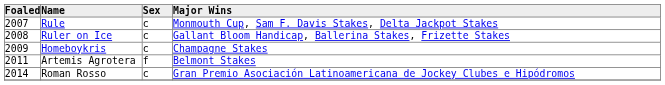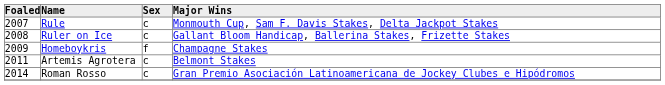(146, 49) c -> (146, 49) f
(146, 61) f -> (146, 61) c
